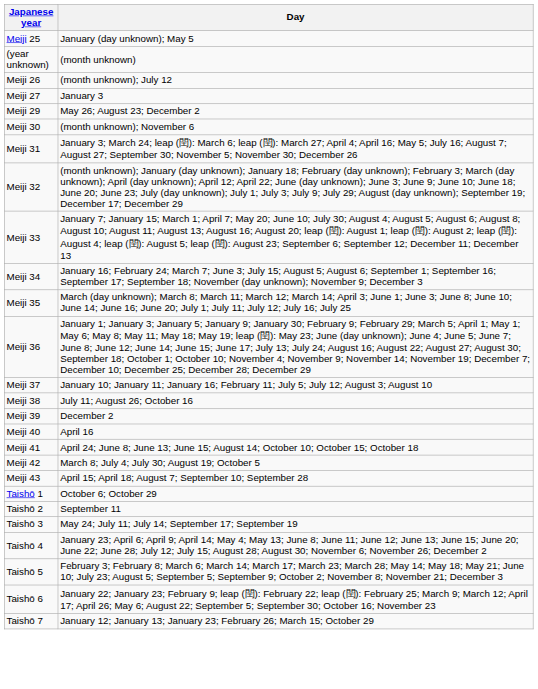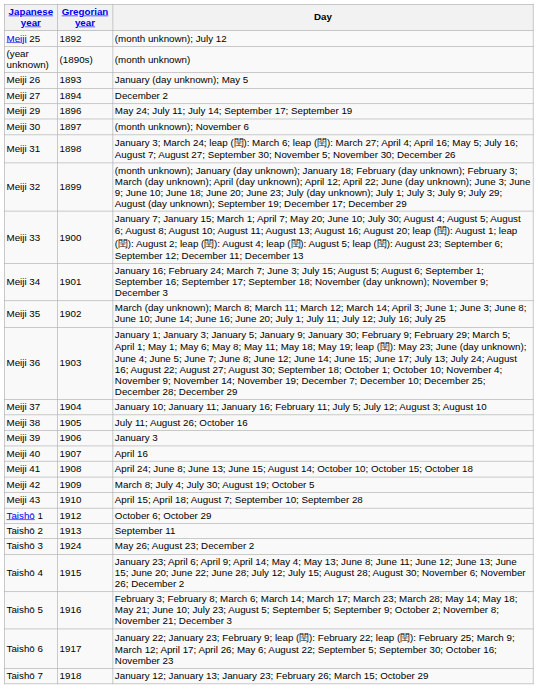+ column: (85, 17)
(127, 38) January (day unknown); May 5 -> (171, 38) (month unknown); July 12
(116, 80) (month unknown); July 12 -> (182, 80) January (day unknown); May 5
(82, 96) January 3 -> (141, 96) December 2
(130, 111) May 26; August 23; December 2 -> (234, 111) May 24; July 11; July 14; September 17; September 19
(87, 416) December 2 -> (136, 438) January 3
(179, 524) May 24; July 11; July 14; September 17; September 19 -> (185, 546) May 26; August 23; December 2
